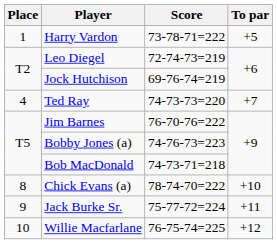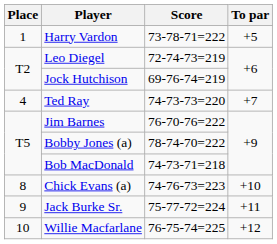(187, 143) 74-76-73=223 -> (187, 143) 78-74-70=222
(187, 185) 78-74-70=222 -> (187, 185) 74-76-73=223
